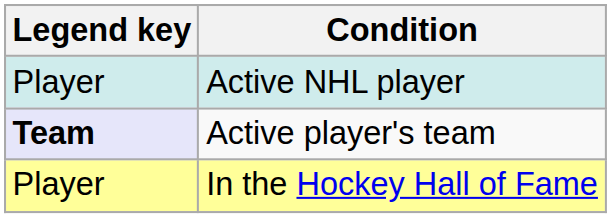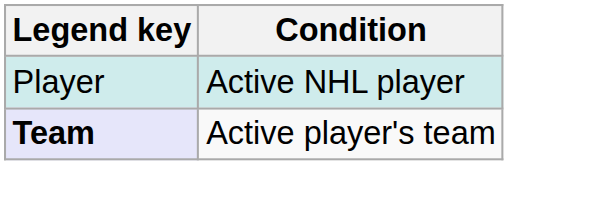- row: (402, 184)
